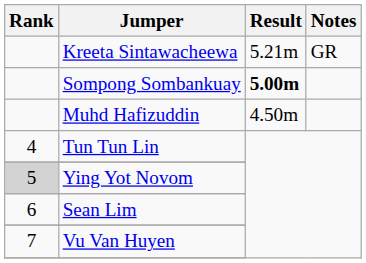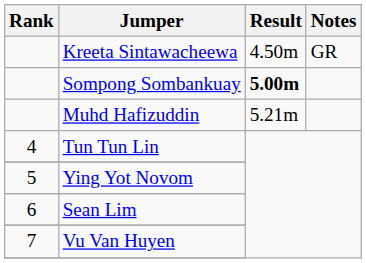(274, 52) 5.21m -> (274, 52) 4.50m
(274, 115) 4.50m -> (274, 115) 5.21m
(31, 178) lightgrey background -> (31, 178) no background
